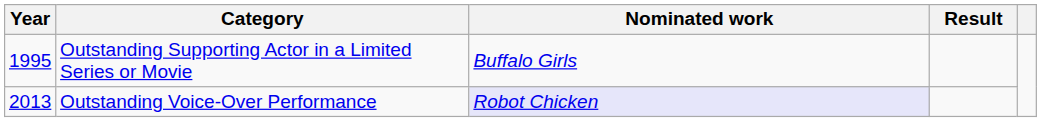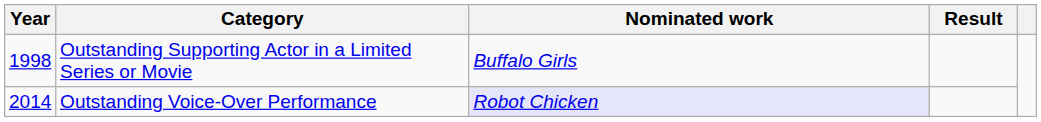(30, 60) 1995 -> (30, 60) 1998
(30, 101) 2013 -> (30, 101) 2014
